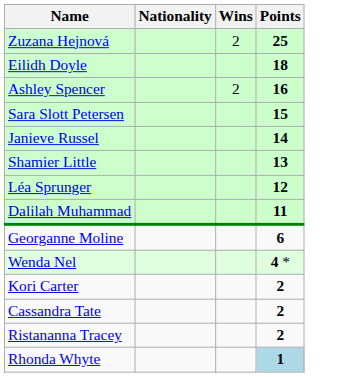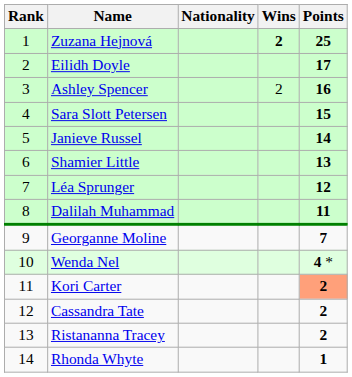+ column: (26, 16)
(236, 41) normal -> (279, 41) bold
(280, 65) 18 -> (323, 65) 17
(280, 237) 6 -> (323, 237) 7
(280, 286) no background -> (323, 286) lightsalmon background
(280, 359) lightblue background -> (323, 359) no background
